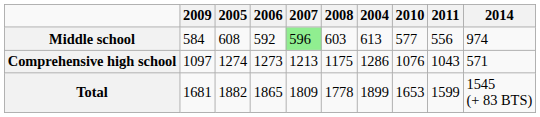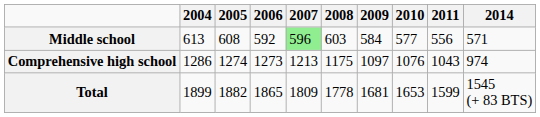columns swapped: (375, 15) <-> (197, 15)
(477, 38) 974 -> (477, 38) 571
(477, 61) 571 -> (477, 61) 974
